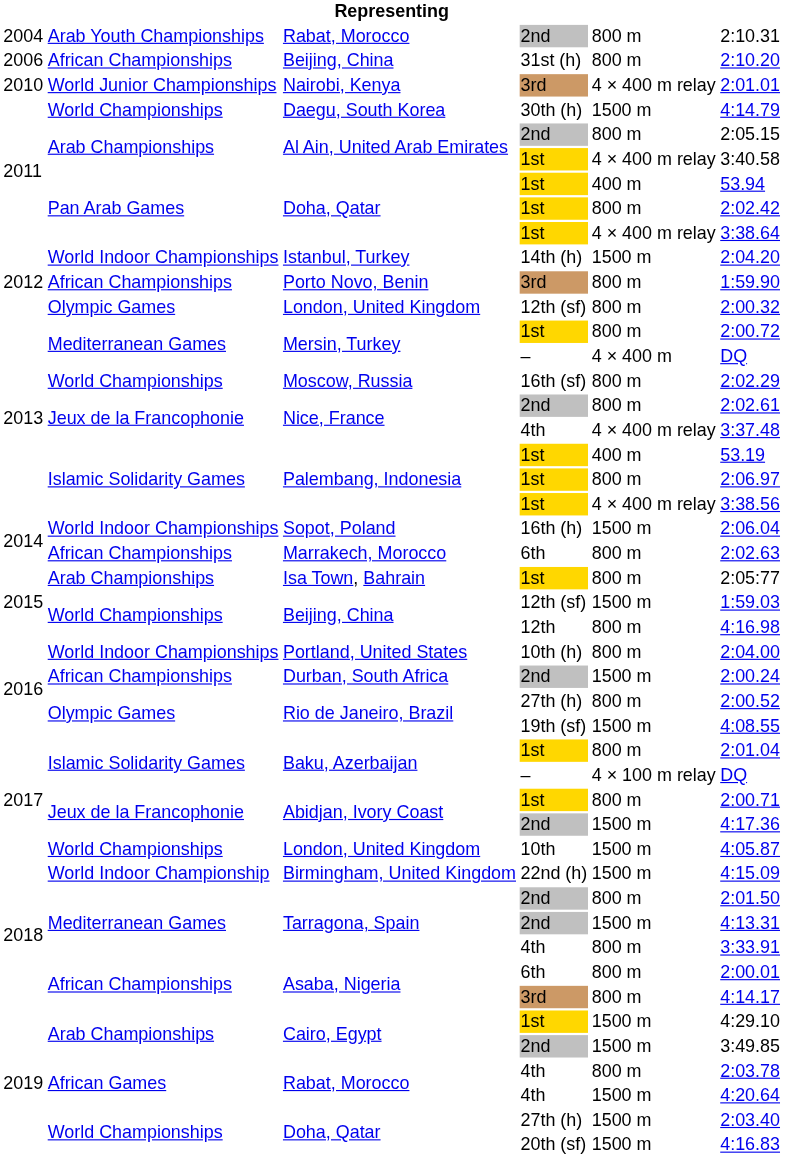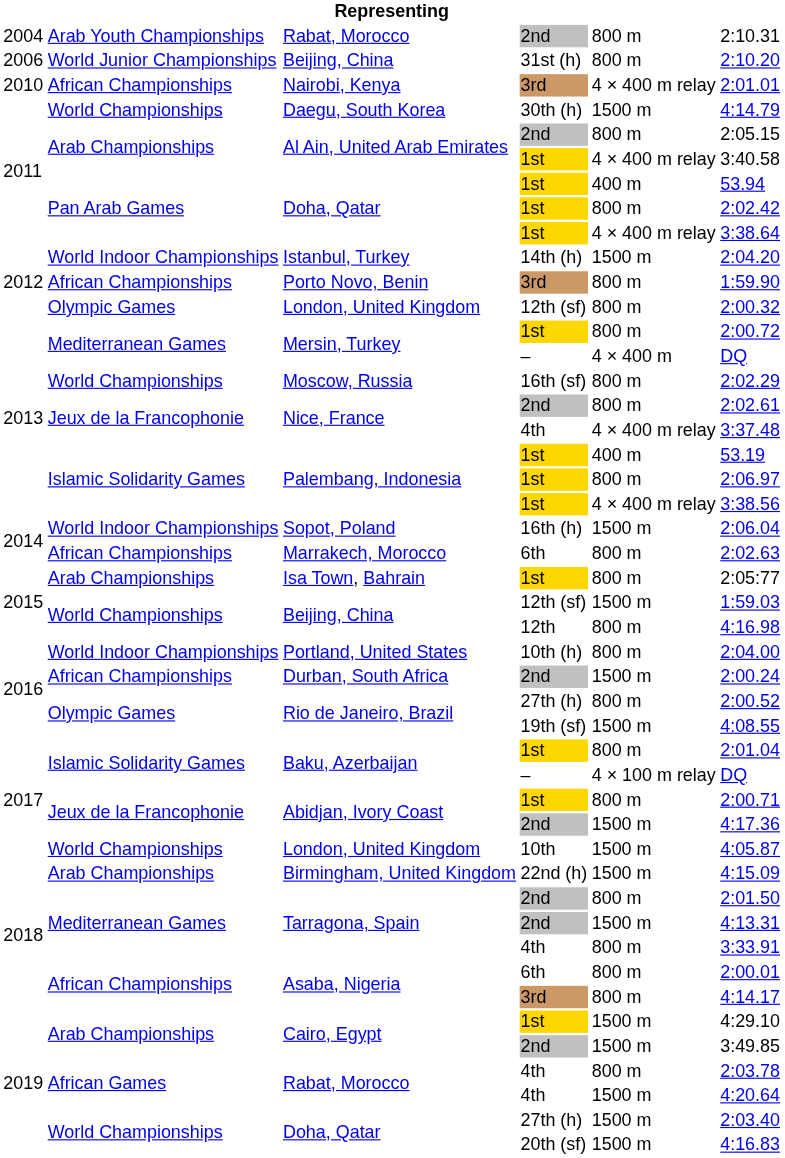(140, 60) African Championships -> (162, 60) World Junior Championships
(162, 85) World Junior Championships -> (140, 85) African Championships
(159, 873) World Indoor Championship -> (131, 873) Arab Championships
